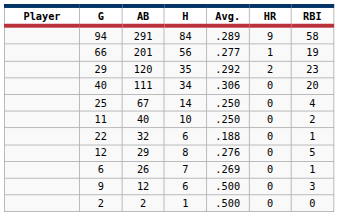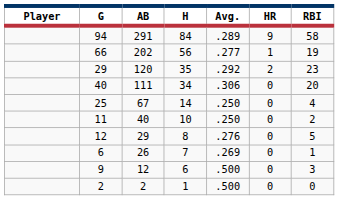(143, 53) 201 -> (143, 53) 202
- row: (101, 136)
